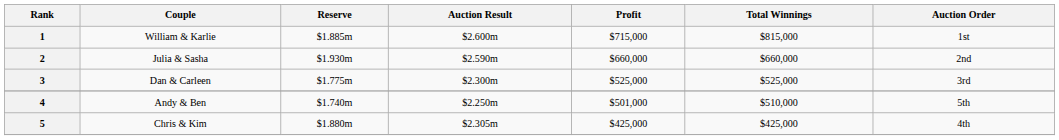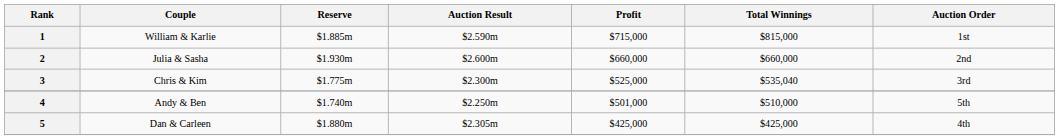(480, 37) $2.600m -> (480, 37) $2.590m
(480, 59) $2.590m -> (480, 59) $2.600m
(180, 80) Dan & Carleen -> (180, 80) Chris & Kim
(779, 80) $525,000 -> (779, 80) $535,040
(180, 124) Chris & Kim -> (180, 124) Dan & Carleen
